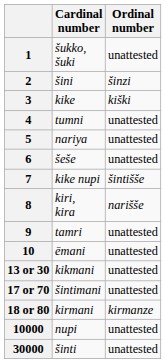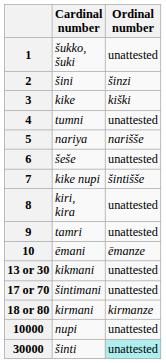(133, 139) unattested -> (126, 139) narišše
(126, 205) narišše -> (133, 205) unattested
(133, 251) unattested -> (126, 251) ēmanze
(133, 348) no background -> (133, 348) paleturquoise background
